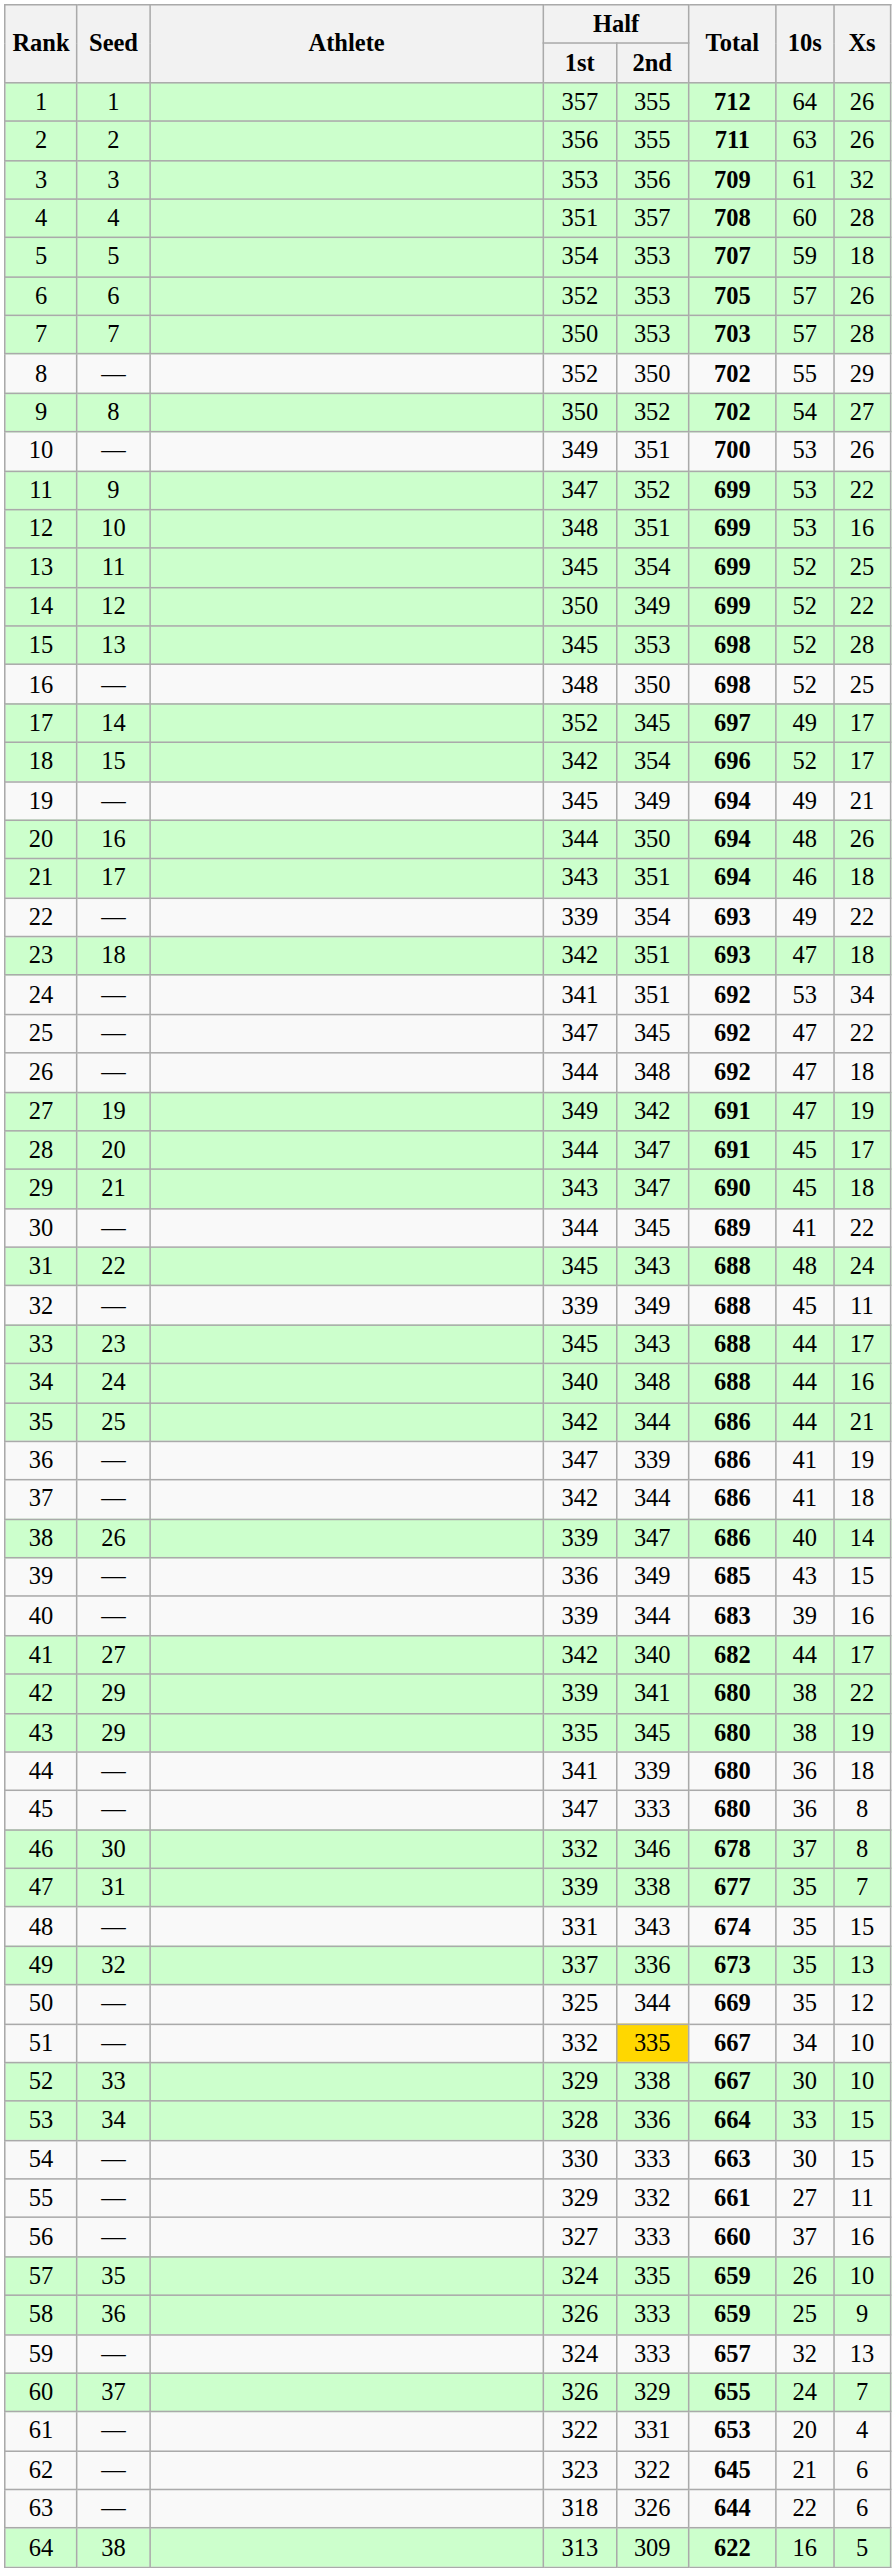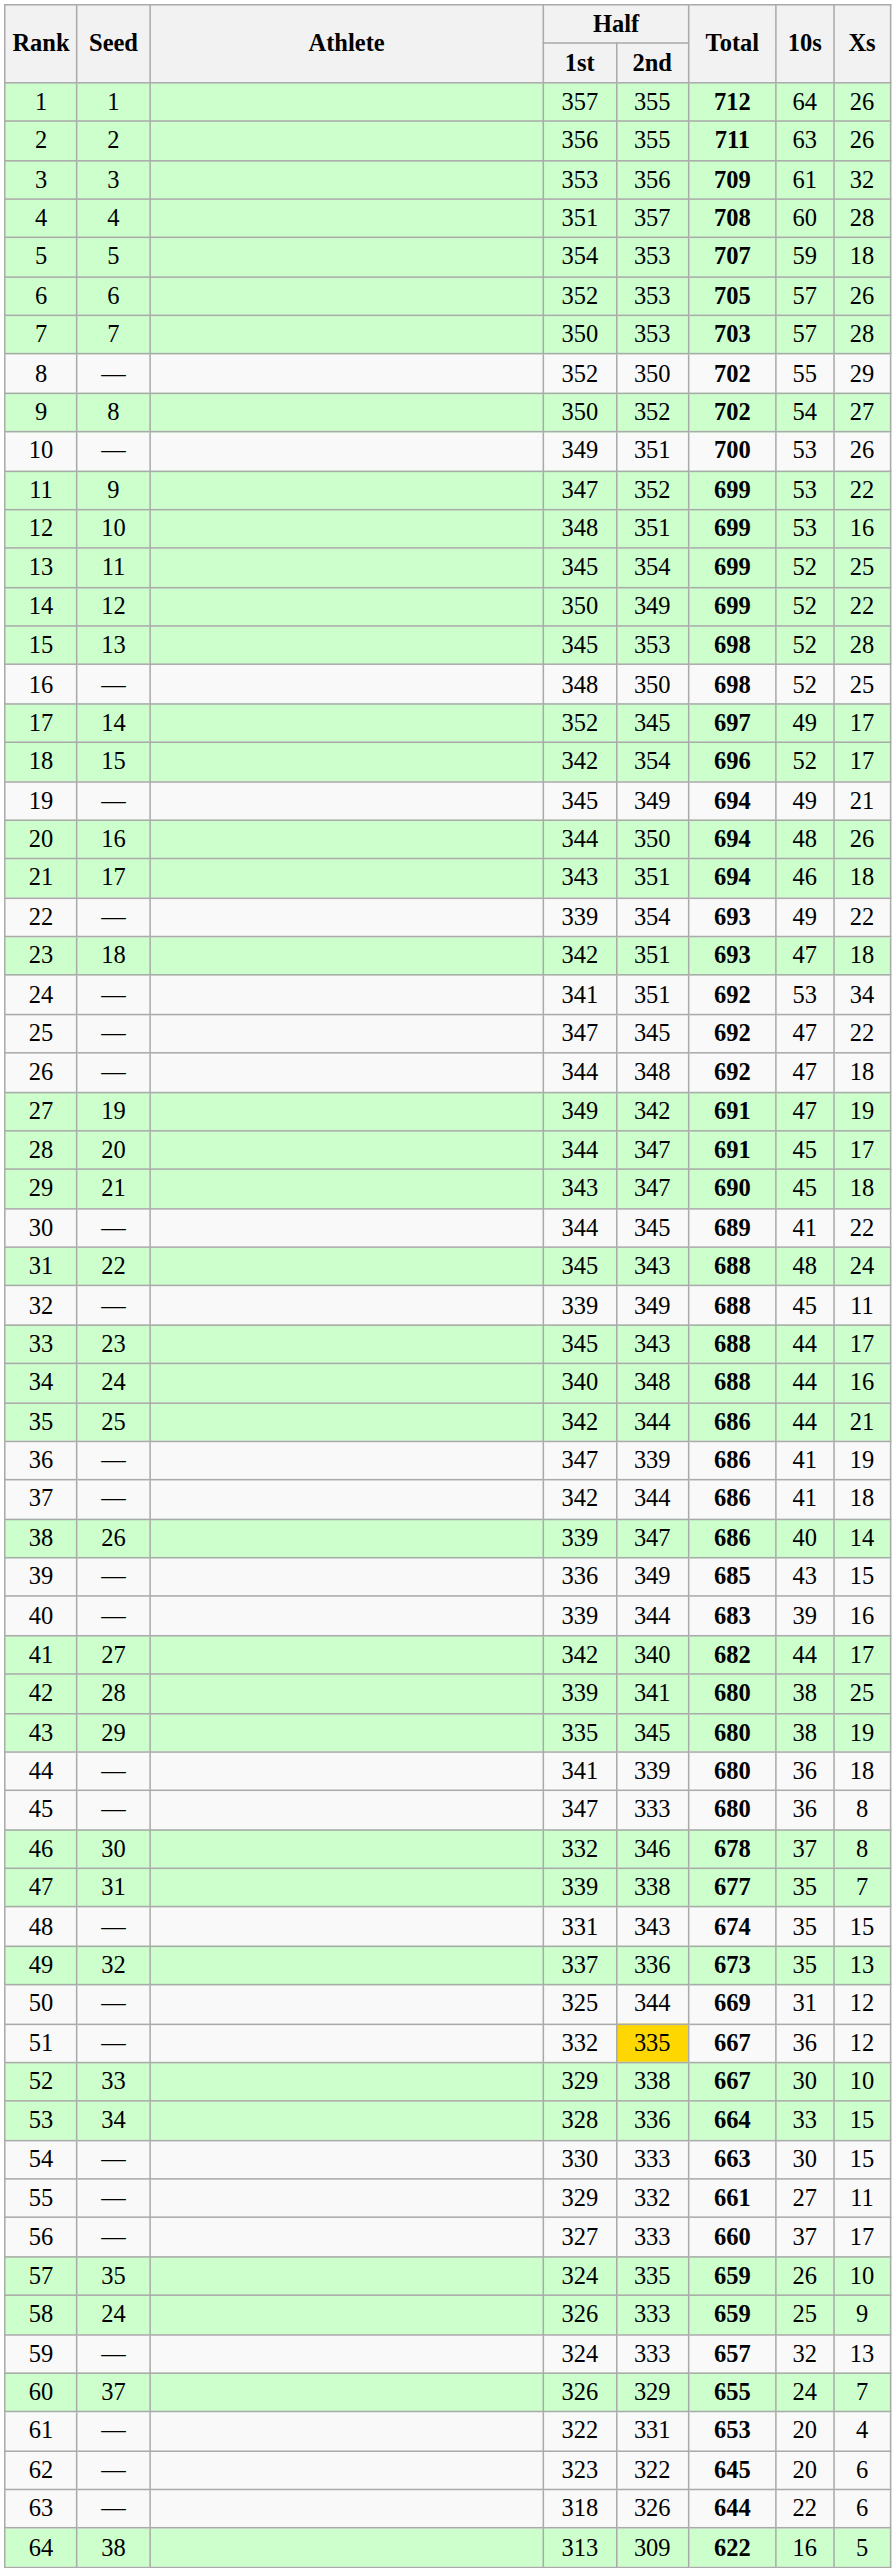(113, 1693) 29 -> (113, 1693) 28
(862, 1693) 22 -> (862, 1693) 25
(805, 2003) 35 -> (805, 2003) 31
(805, 2042) 34 -> (805, 2042) 36
(862, 2042) 10 -> (862, 2042) 12
(862, 2236) 16 -> (862, 2236) 17
(113, 2314) 36 -> (113, 2314) 24
(805, 2469) 21 -> (805, 2469) 20
